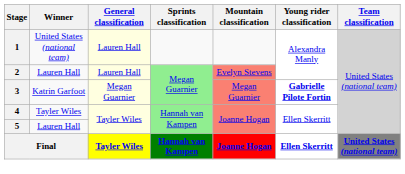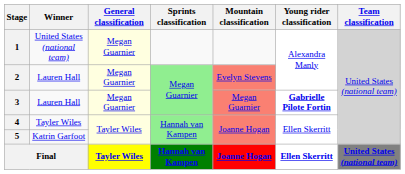(119, 46) Lauren Hall -> (119, 46) Megan Guarnier
(119, 72) Lauren Hall -> (119, 77) Megan Guarnier
(59, 91) Katrin Garfoot -> (59, 102) Lauren Hall
(59, 126) Lauren Hall -> (59, 136) Katrin Garfoot
